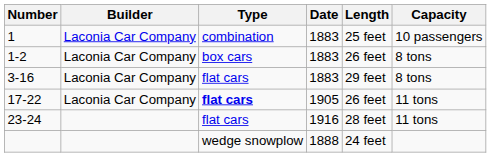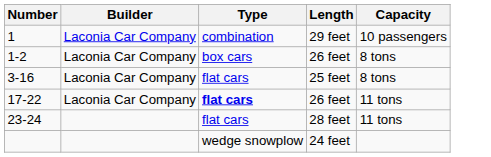- column: (324, 15)
(365, 36) 25 feet -> (330, 36) 29 feet
(365, 78) 29 feet -> (330, 78) 25 feet
